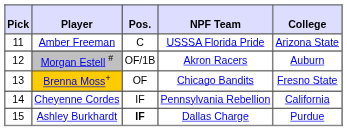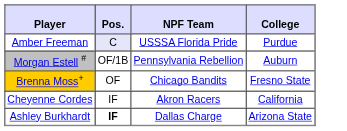- column: (18, 25)
(140, 42) no background -> (113, 42) lavender background
(307, 42) Arizona State -> (280, 42) Purdue
(215, 61) Akron Racers -> (188, 61) Pennsylvania Rebellion
(215, 99) Pennsylvania Rebellion -> (188, 99) Akron Racers
(307, 116) Purdue -> (280, 116) Arizona State
